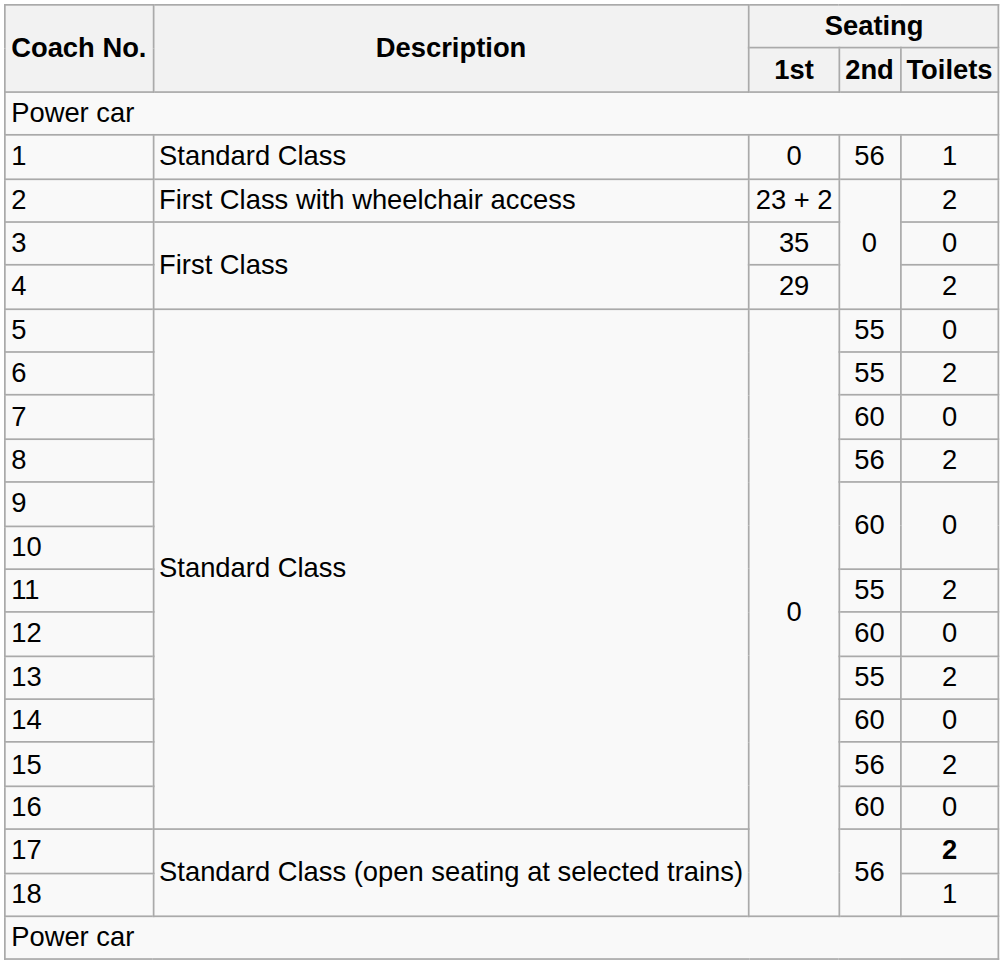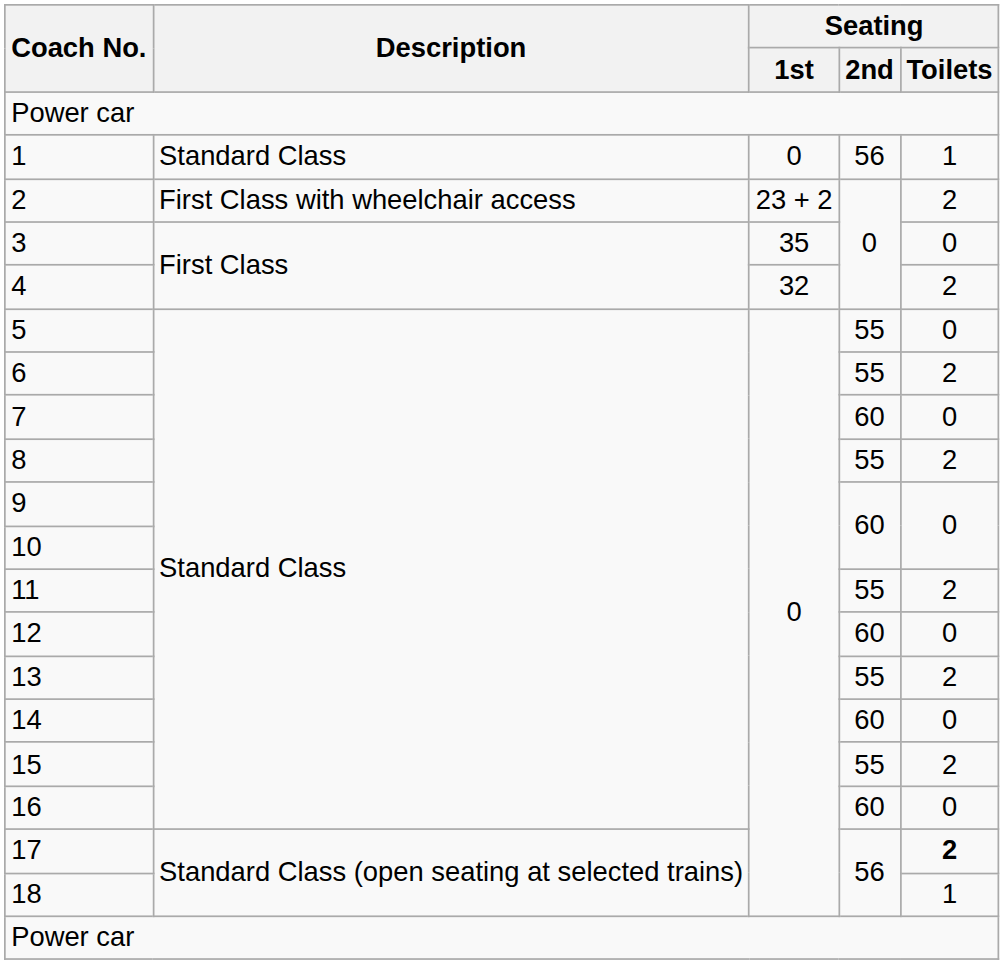(794, 286) 29 -> (794, 286) 32
(869, 460) 56 -> (869, 460) 55
(869, 763) 56 -> (869, 763) 55
